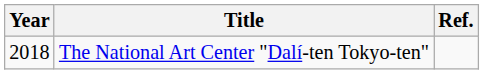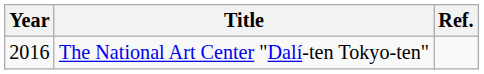(29, 52) 2018 -> (29, 52) 2016
